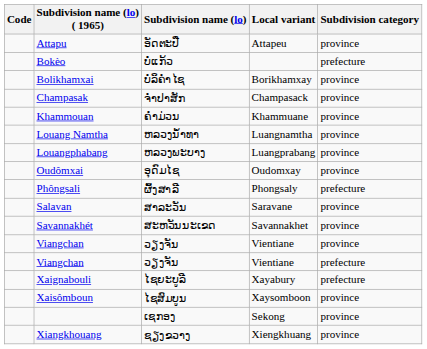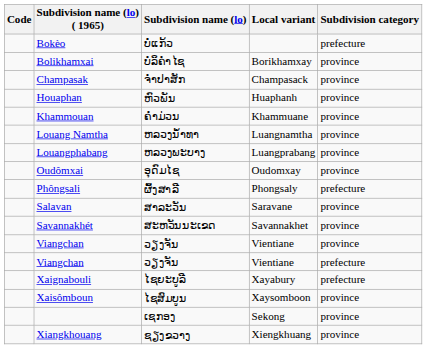- row: (52, 43)
+ row: (59, 98)
